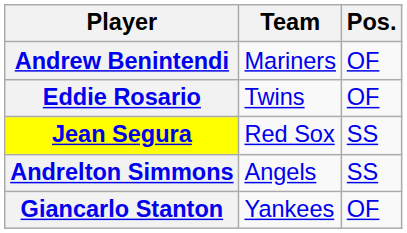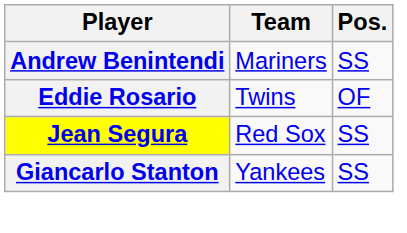(363, 60) OF -> (353, 60) SS
- row: (122, 172)
(363, 209) OF -> (353, 172) SS
